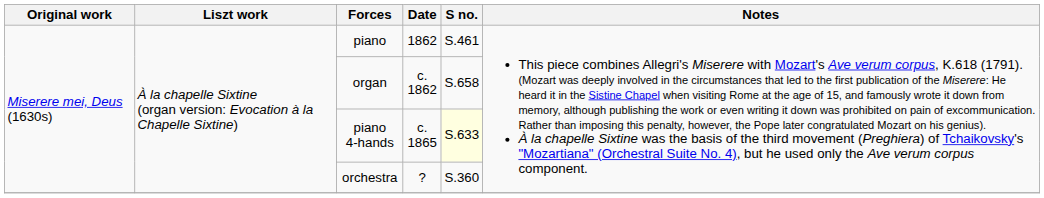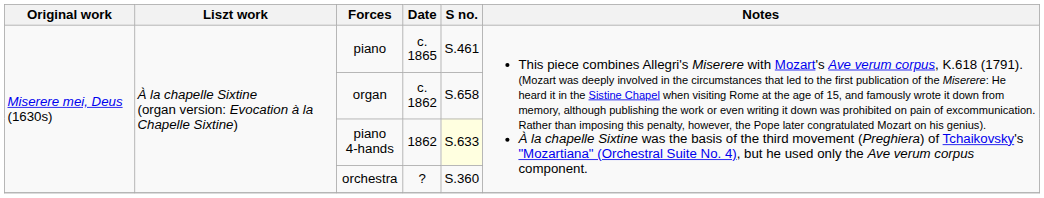(422, 40) 1862 -> (422, 48) c. 1865
(422, 135) c. 1865 -> (422, 142) 1862
